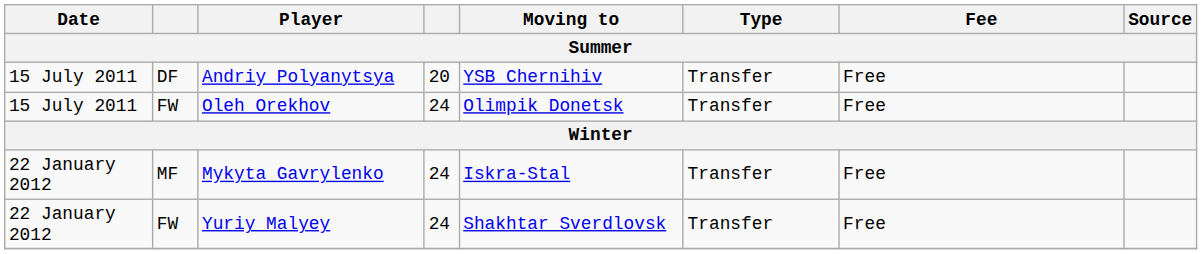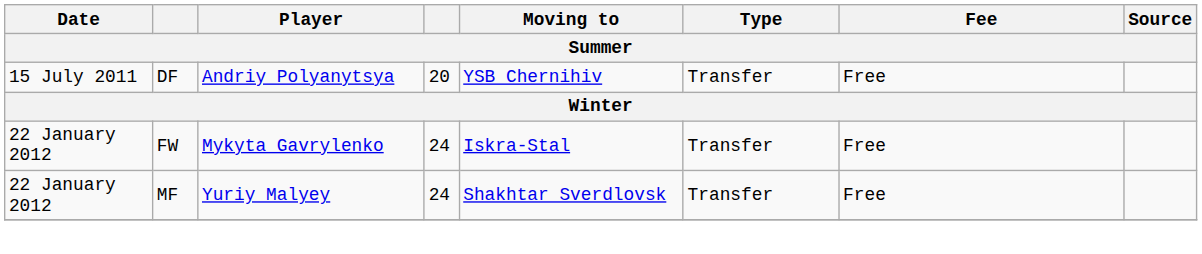- row: (266, 106)
(167, 175) MF -> (167, 146) FW
(167, 224) FW -> (167, 195) MF
